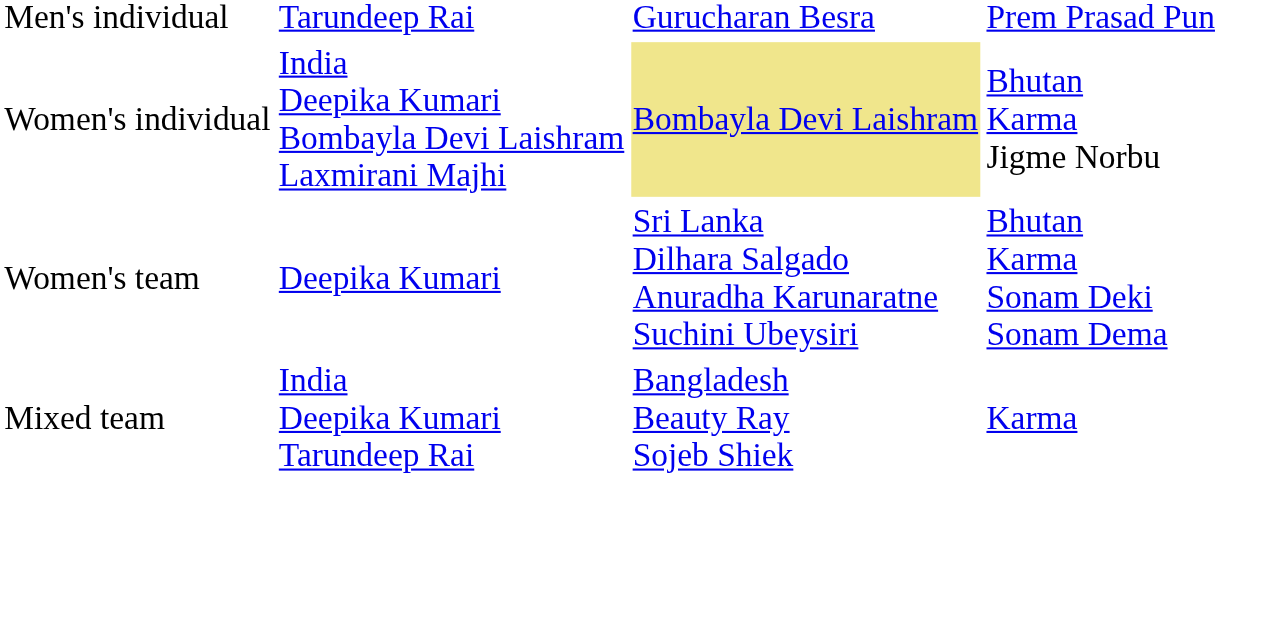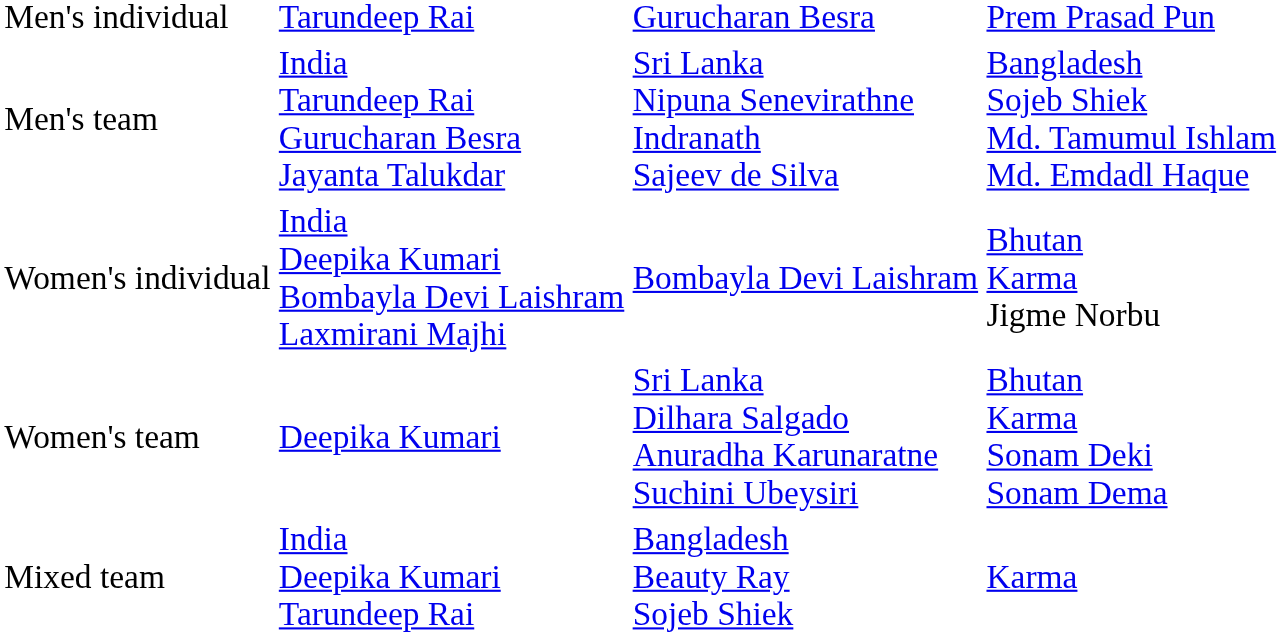+ row: (81, 118)
(805, 118) khaki background -> (805, 277) no background
